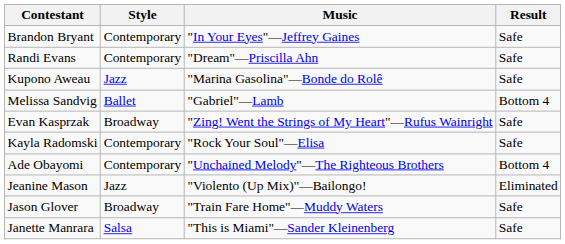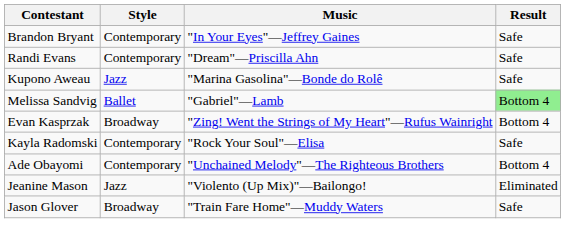(524, 100) no background -> (524, 100) lightgreen background
(511, 121) Safe -> (524, 121) Bottom 4
- row: (51, 228)
